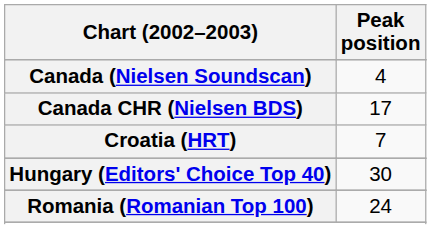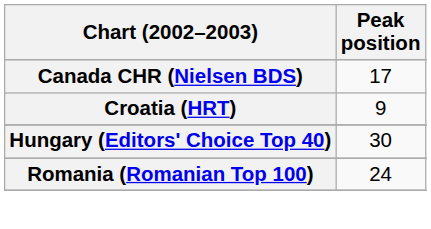- row: (170, 76)
(381, 141) 7 -> (381, 108) 9
